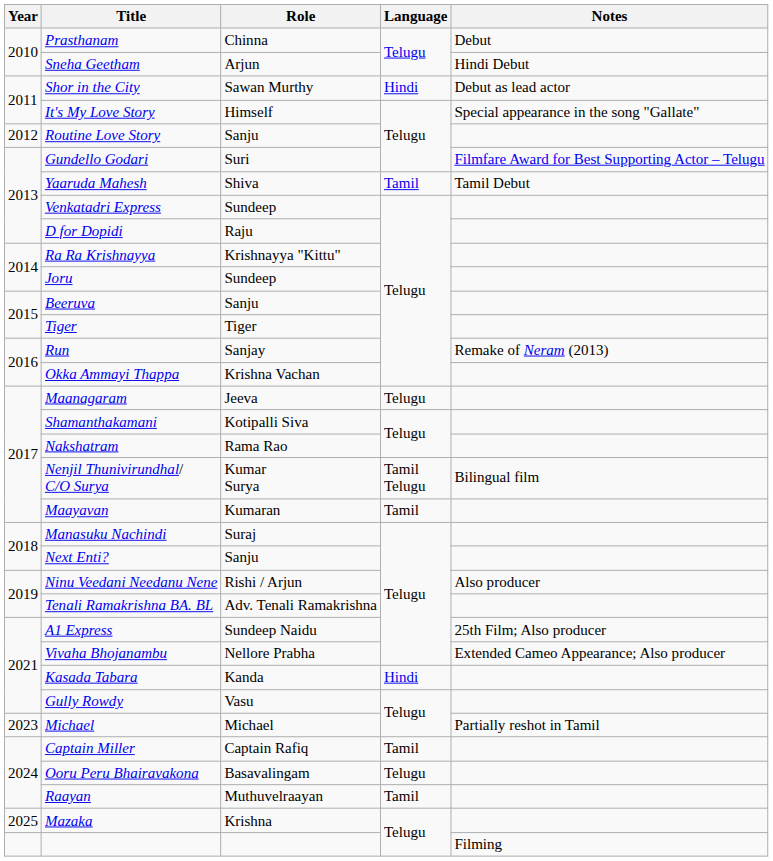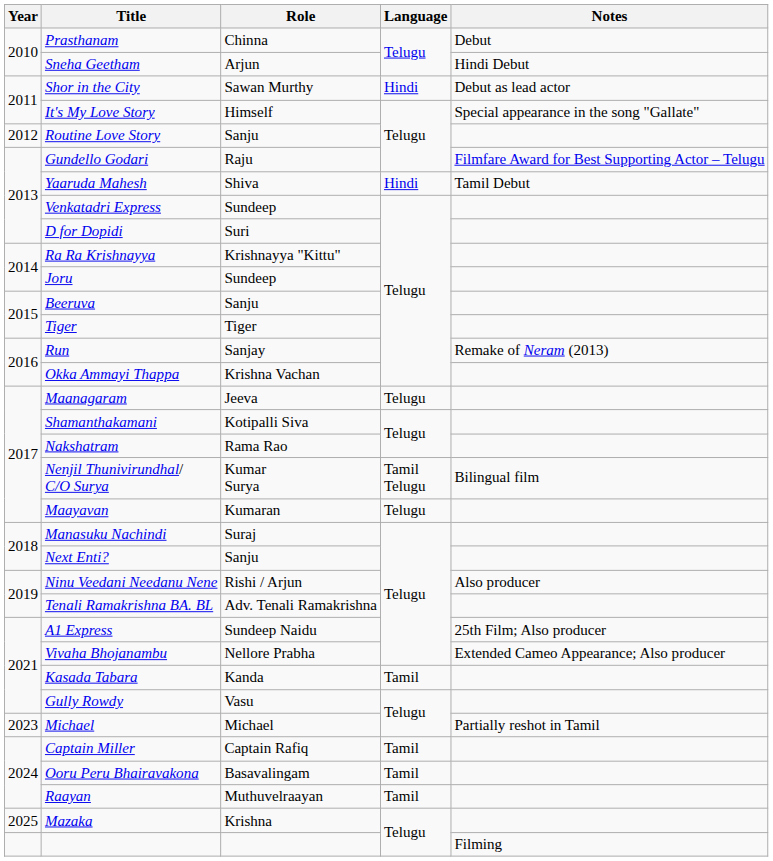(237, 159) Suri -> (239, 159) Raju
(401, 183) Tamil -> (401, 183) Hindi
(239, 231) Raju -> (237, 231) Suri
(401, 510) Tamil -> (405, 510) Telugu
(401, 677) Hindi -> (401, 677) Tamil
(405, 772) Telugu -> (401, 772) Tamil
